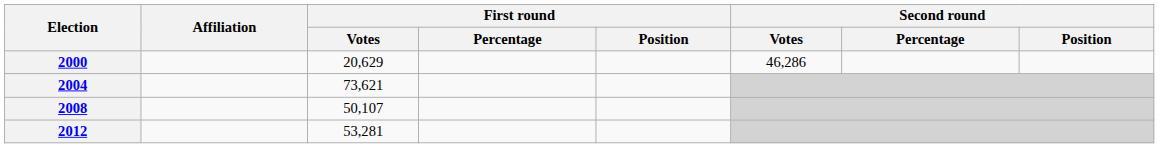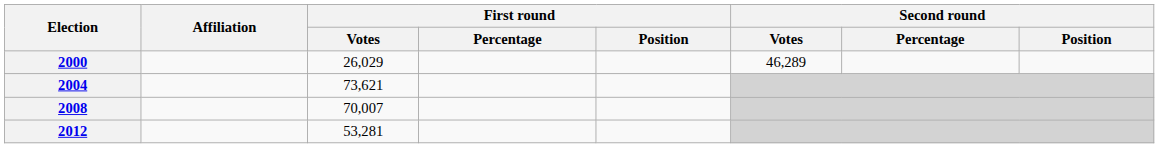(363, 62) 20,629 -> (363, 62) 26,029
(786, 62) 46,286 -> (786, 62) 46,289
(363, 108) 50,107 -> (363, 108) 70,007
